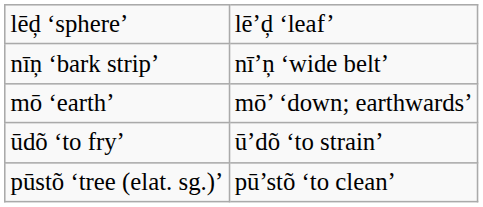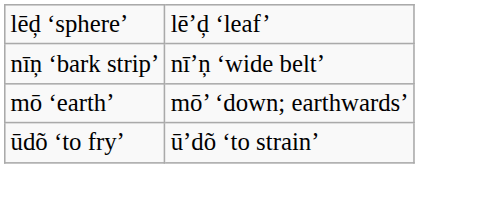- row: (117, 181)
